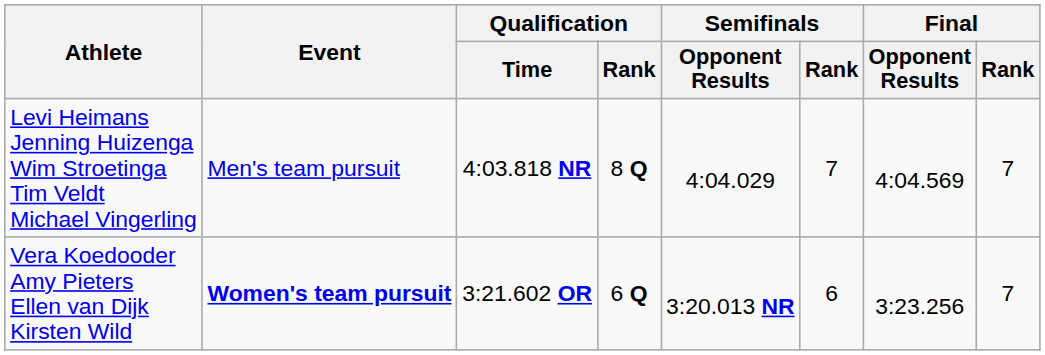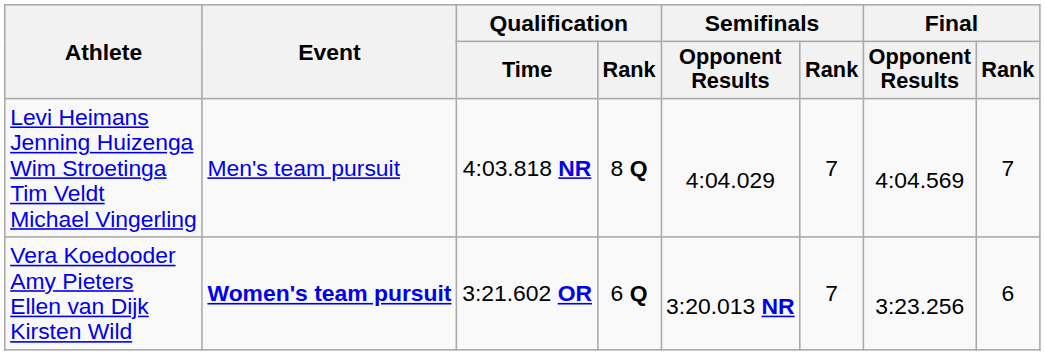(832, 294) 6 -> (832, 294) 7
(1008, 294) 7 -> (1008, 294) 6
